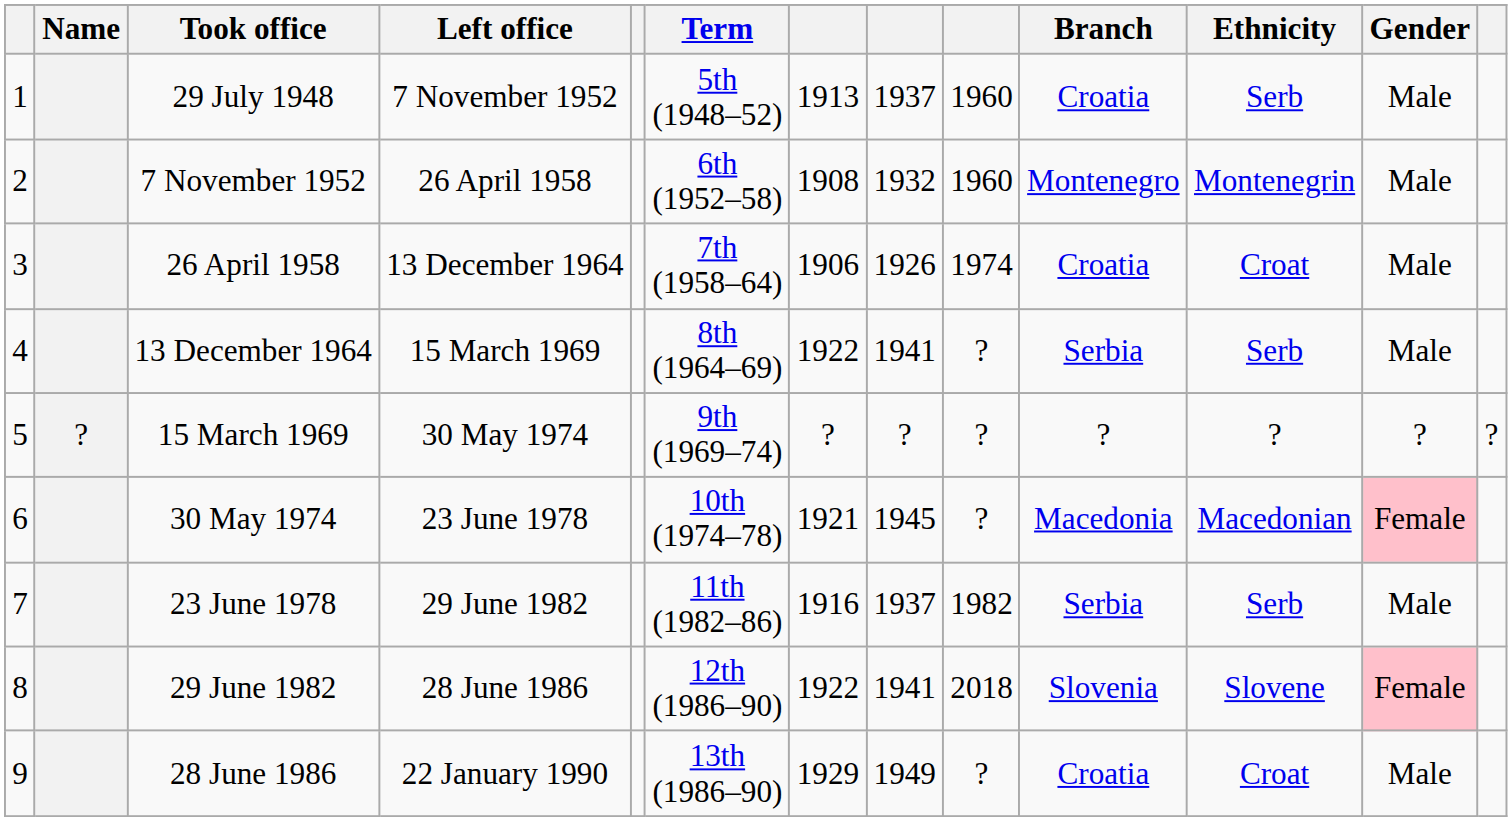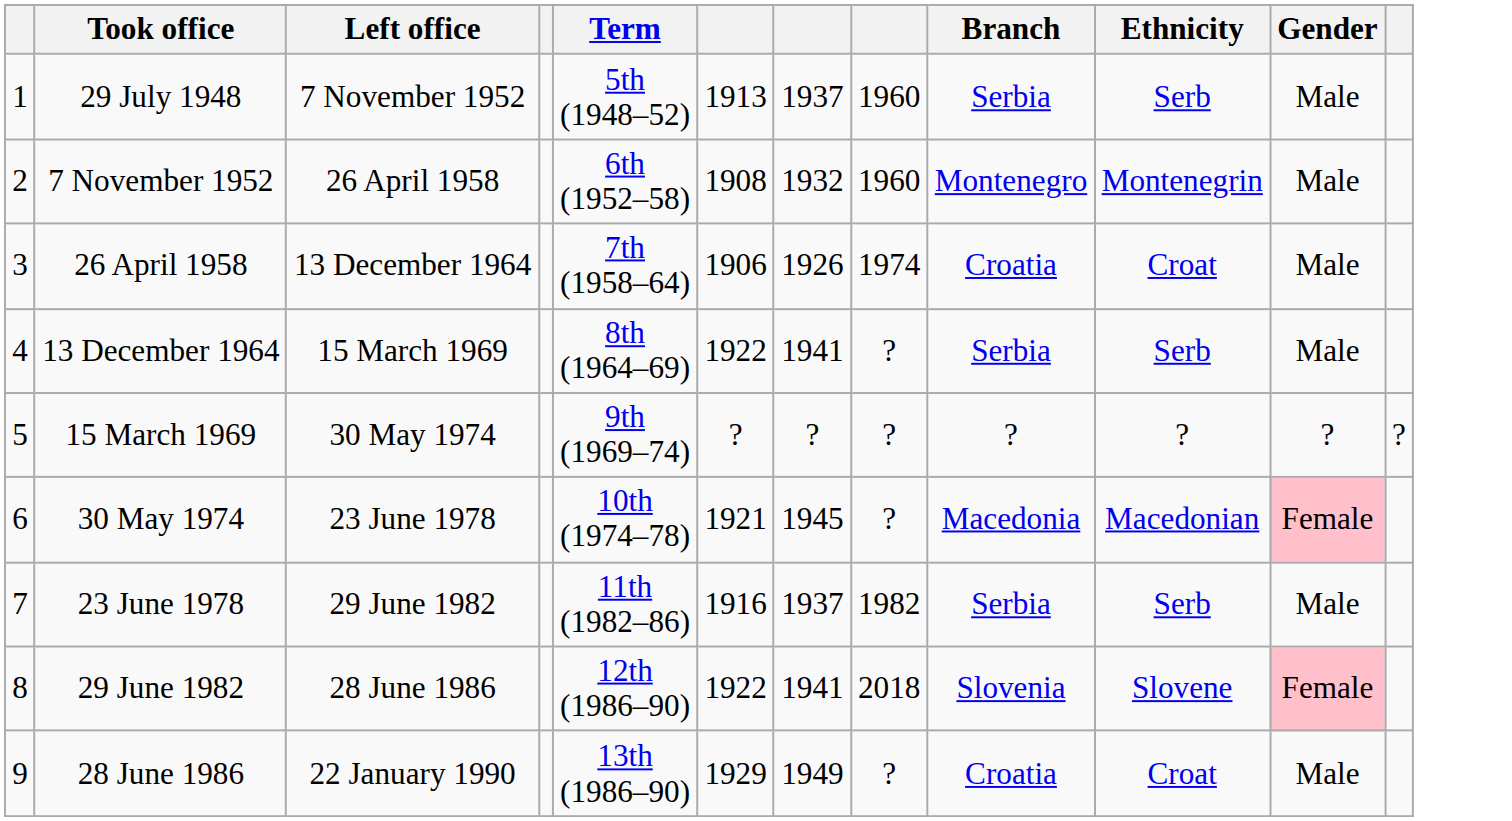- column: (81, 29)
(1103, 96) Croatia -> (1011, 96) Serbia
